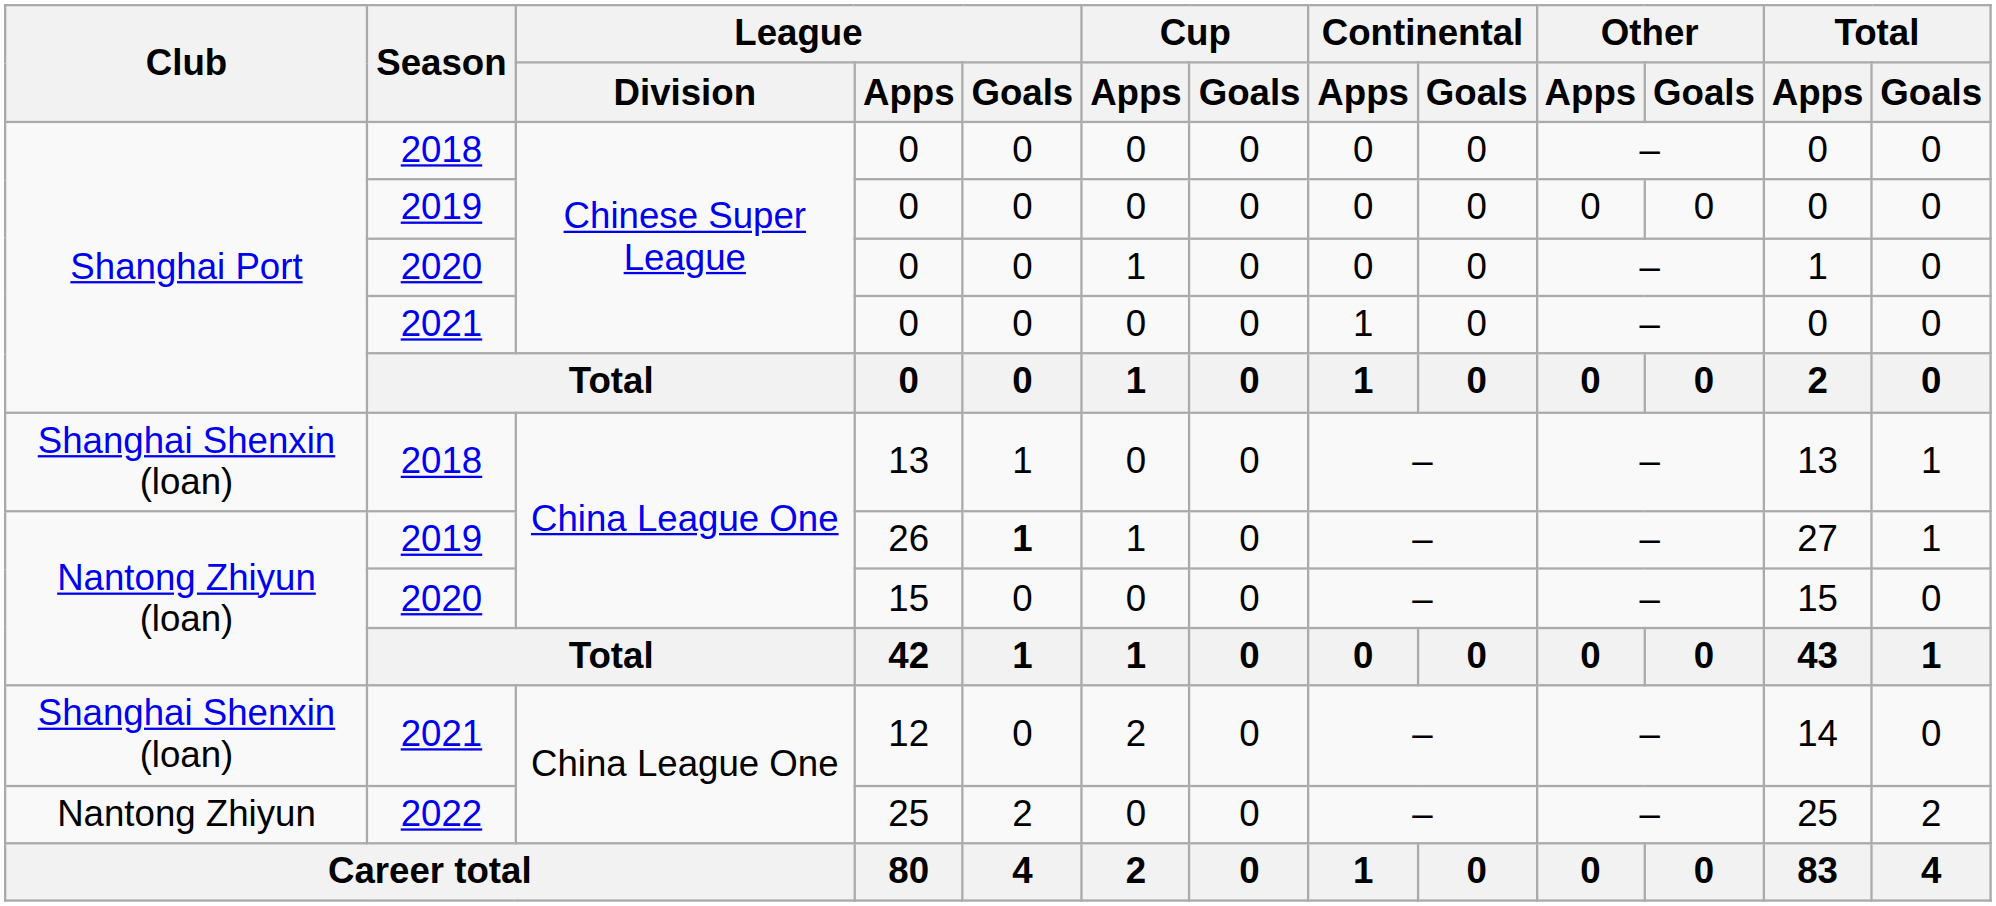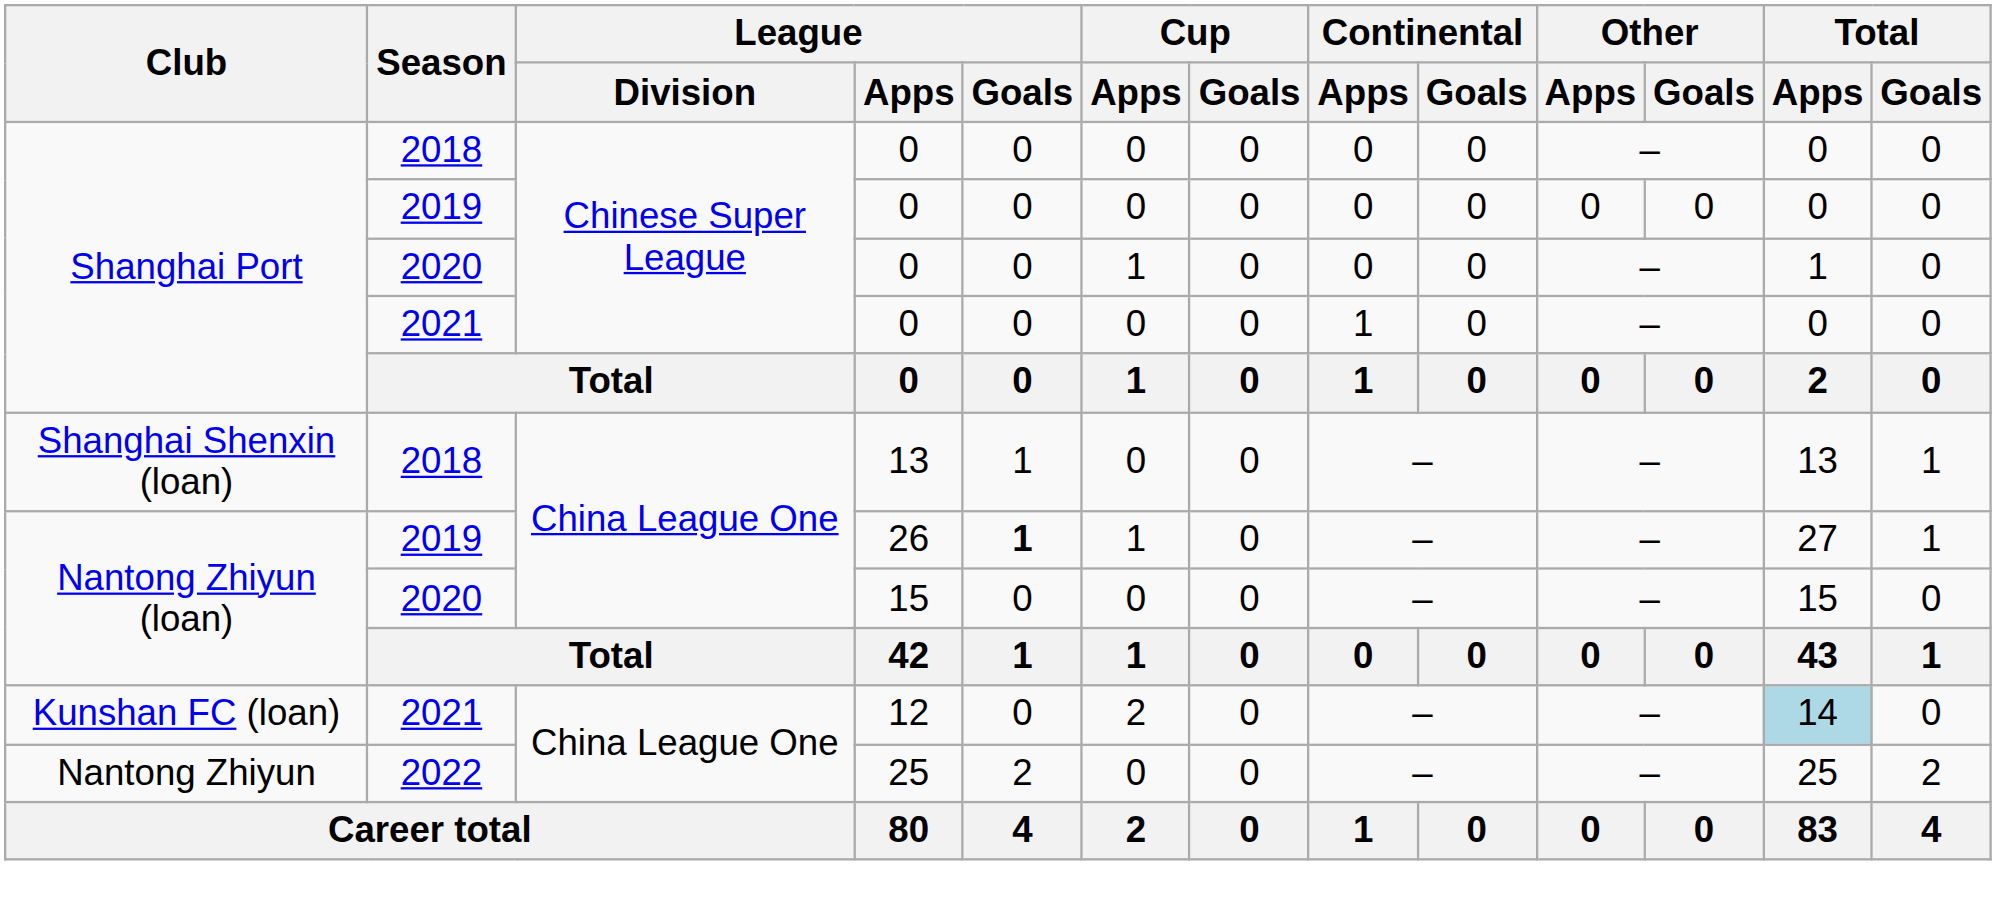(187, 734) Shanghai Shenxin (loan) -> (187, 713) Kunshan FC (loan)
(1818, 734) no background -> (1818, 713) lightblue background
